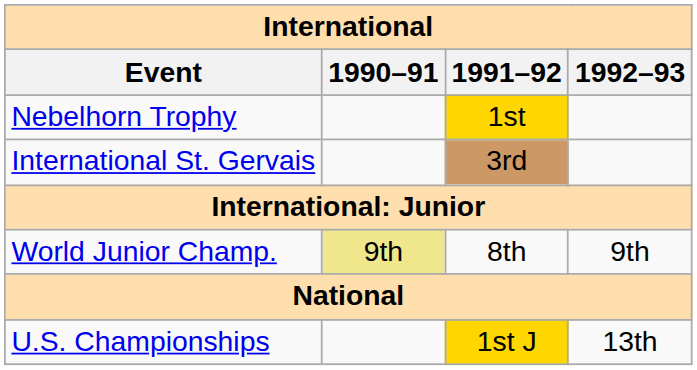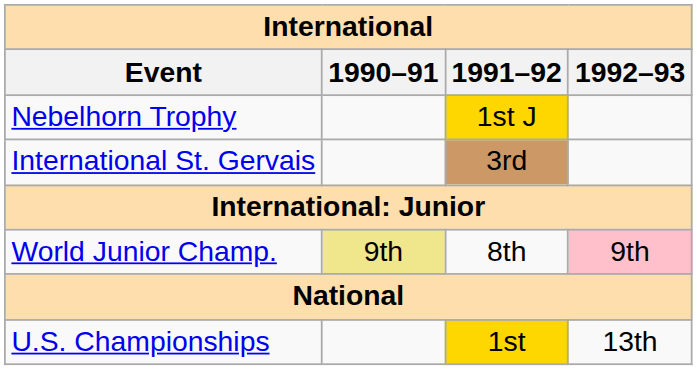(507, 116) 1st -> (507, 116) 1st J
(630, 251) no background -> (630, 251) pink background
(507, 341) 1st J -> (507, 341) 1st
